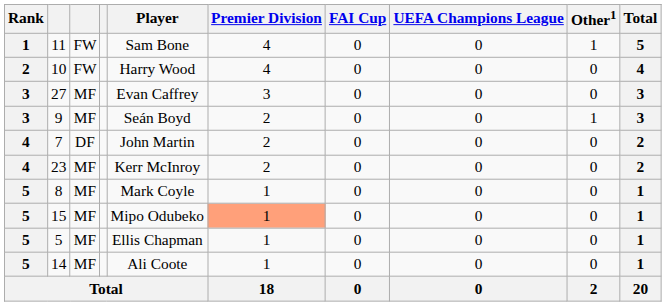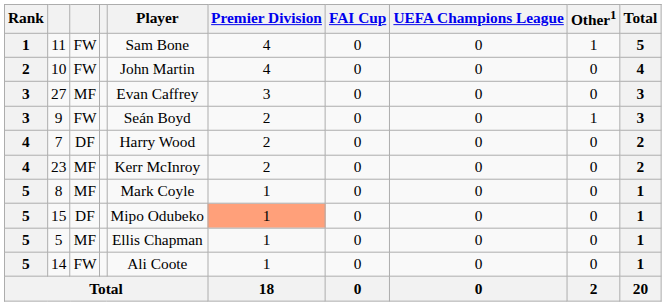(157, 69) Harry Wood -> (157, 69) John Martin
(85, 118) MF -> (85, 118) FW
(157, 142) John Martin -> (157, 142) Harry Wood
(85, 215) MF -> (85, 215) DF
(85, 264) MF -> (85, 264) FW
